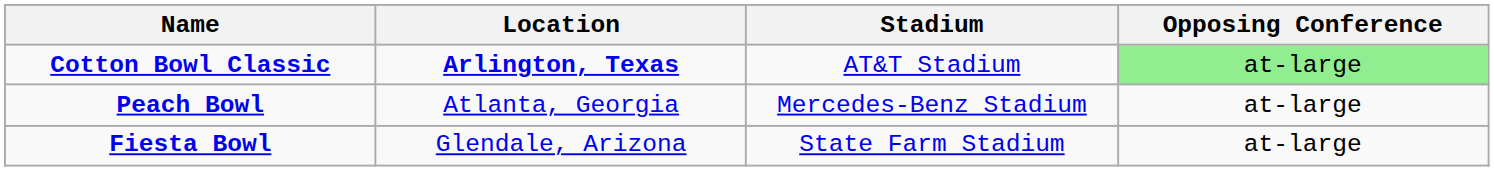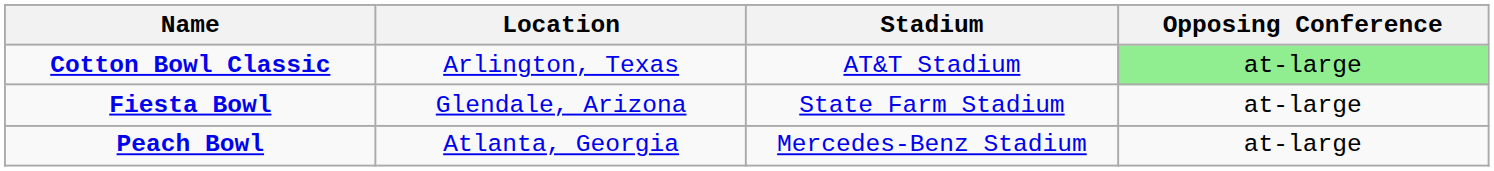(561, 65) bold -> (561, 65) normal
rows swapped: (190, 145) <-> (190, 105)
